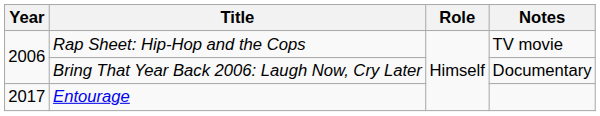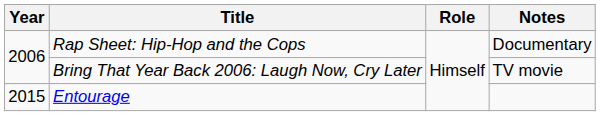(528, 44) TV movie -> (542, 44) Documentary
(542, 70) Documentary -> (528, 70) TV movie
(27, 96) 2017 -> (27, 96) 2015
